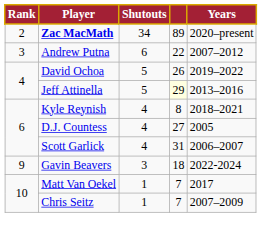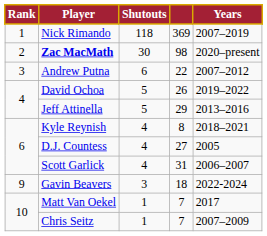+ row: (76, 33)
(144, 33) 34 -> (144, 52) 30
(178, 33) 89 -> (181, 52) 98
(178, 90) lightyellow background -> (181, 108) no background
